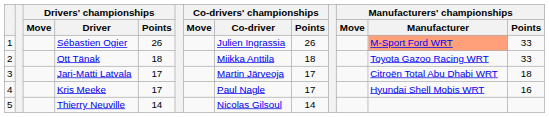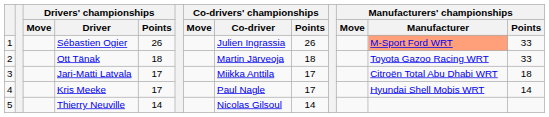(246, 58) Miikka Anttila -> (251, 58) Martin Järveoja
(251, 73) Martin Järveoja -> (246, 73) Miikka Anttila
(526, 89) 16 -> (526, 89) 14
